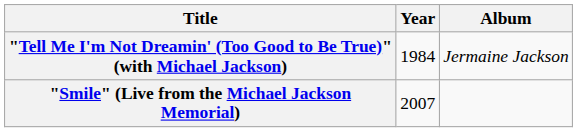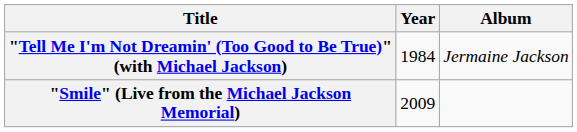(418, 103) 2007 -> (418, 103) 2009
